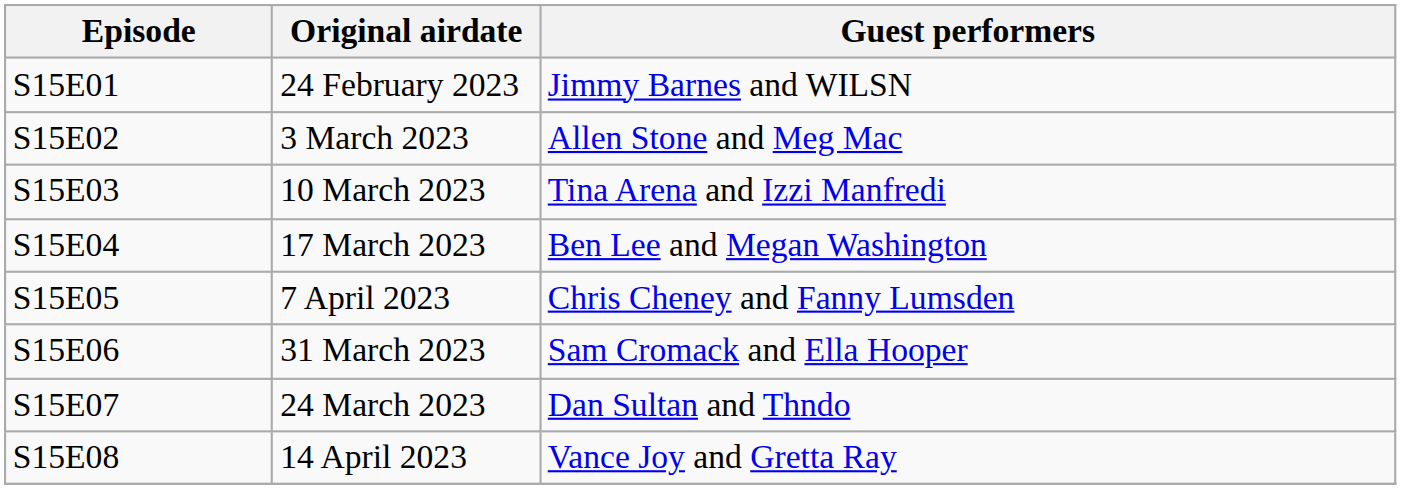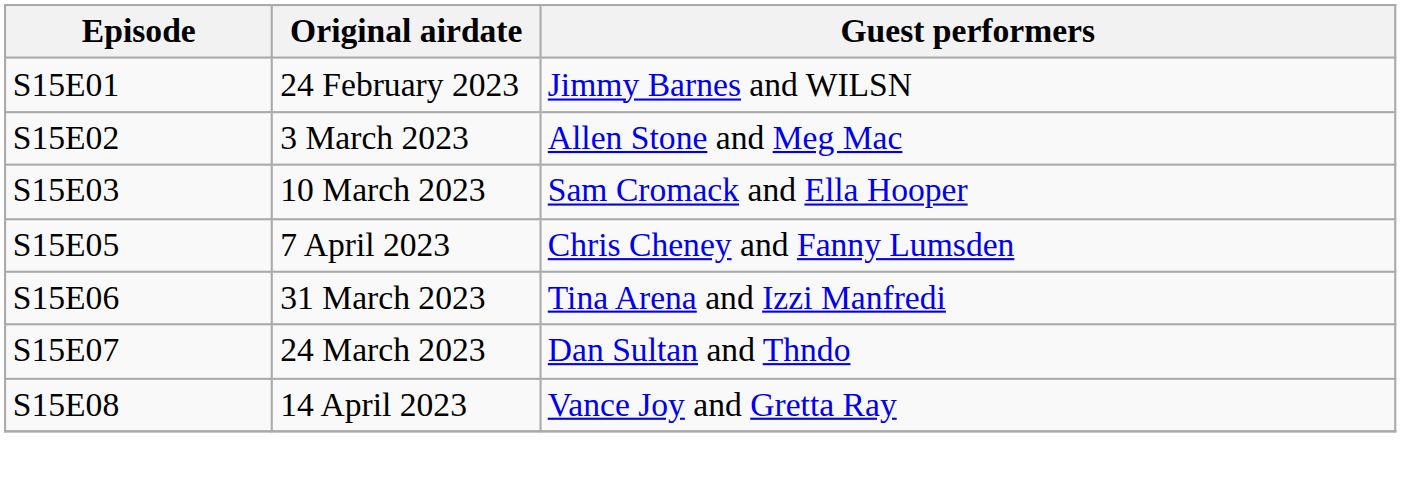(747, 191) Tina Arena and Izzi Manfredi -> (758, 191) Sam Cromack and Ella Hooper
- row: (66, 244)
(758, 350) Sam Cromack and Ella Hooper -> (747, 297) Tina Arena and Izzi Manfredi
